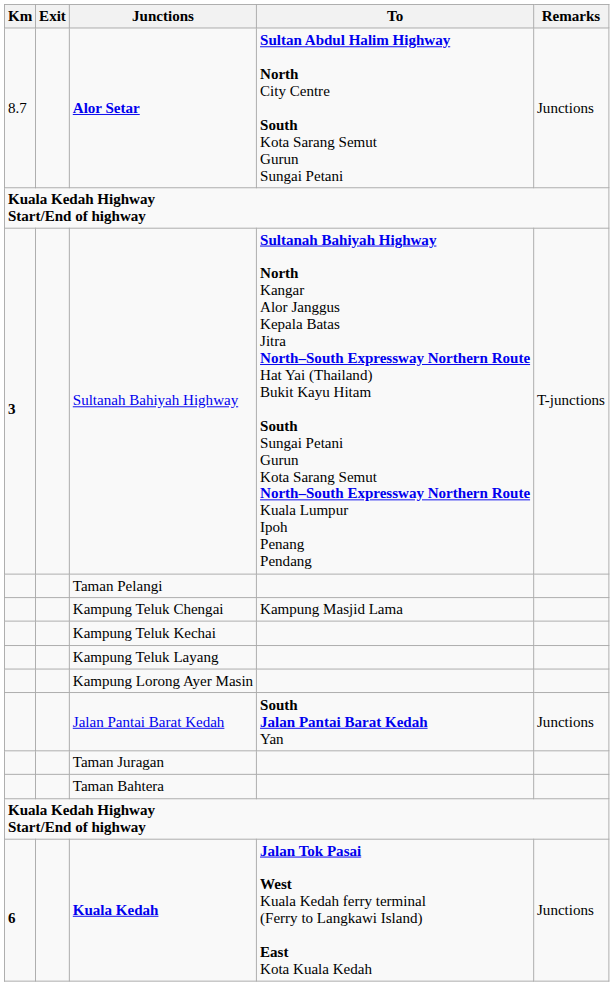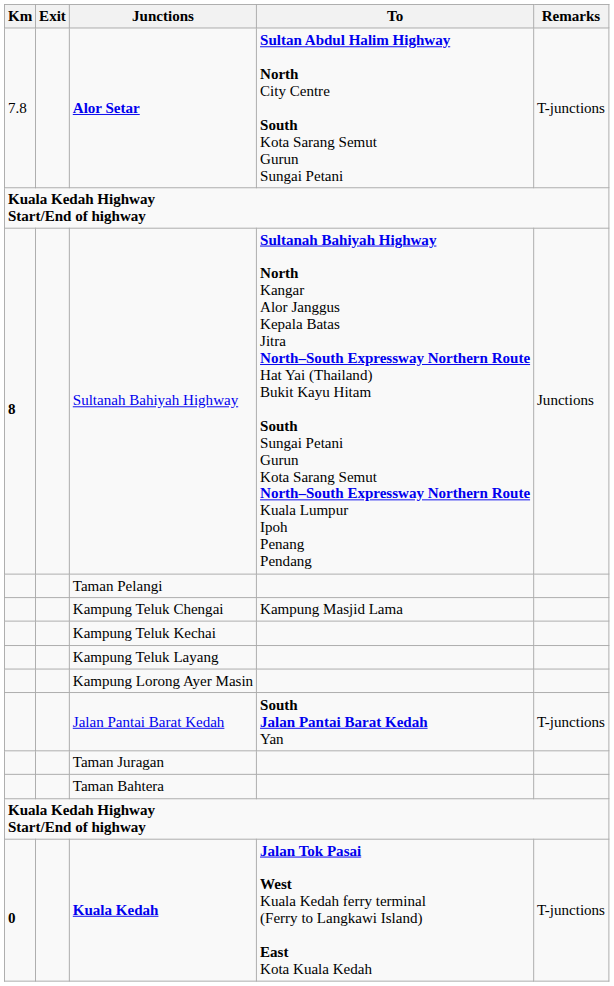(17, 107) 8.7 -> (17, 107) 7.8
(565, 107) Junctions -> (571, 107) T-junctions
(12, 409) 3 -> (12, 409) 8
(571, 401) T-junctions -> (565, 401) Junctions
(565, 721) Junctions -> (571, 721) T-junctions
(12, 918) 6 -> (12, 918) 0
(565, 910) Junctions -> (571, 910) T-junctions
